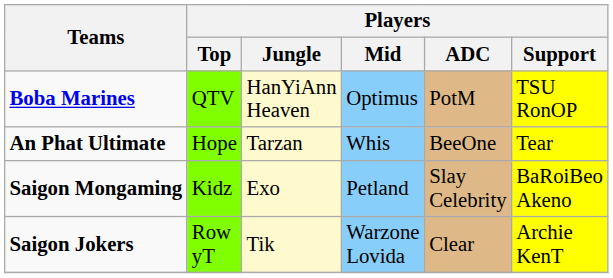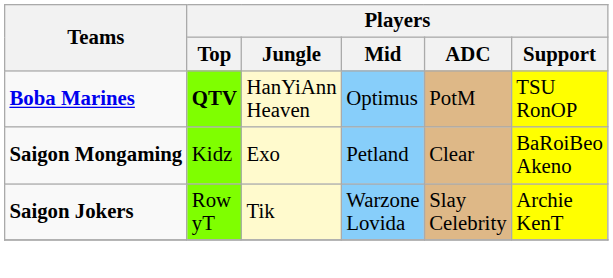(213, 98) normal -> (214, 98) bold
- row: (87, 143)
(468, 188) Slay Celebrity -> (452, 155) Clear
(452, 244) Clear -> (468, 211) Slay Celebrity
